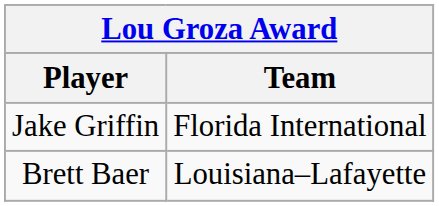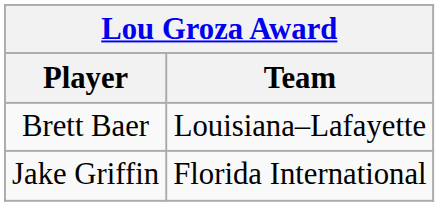rows swapped: (86, 175) <-> (86, 126)
